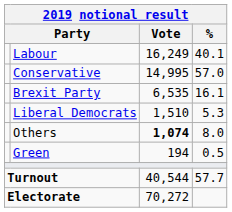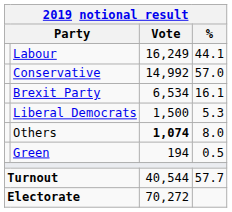(209, 54) 40.1 -> (209, 54) 44.1
(167, 73) 14,995 -> (167, 73) 14,992
(171, 93) 6,535 -> (171, 93) 6,534
(171, 113) 1,510 -> (171, 113) 1,500
